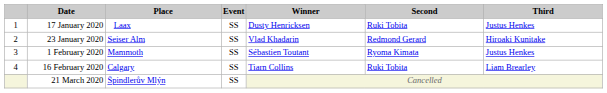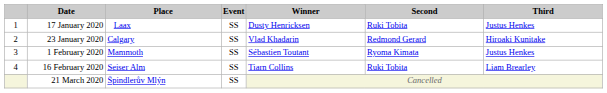(126, 39) Seiser Alm -> (121, 39) Calgary
(121, 67) Calgary -> (126, 67) Seiser Alm
